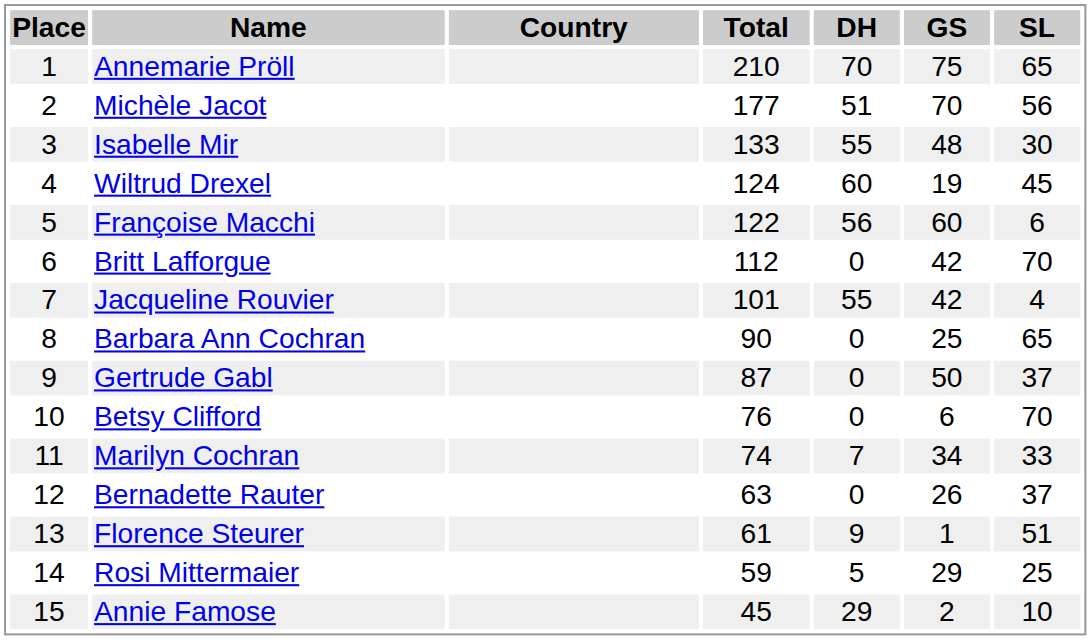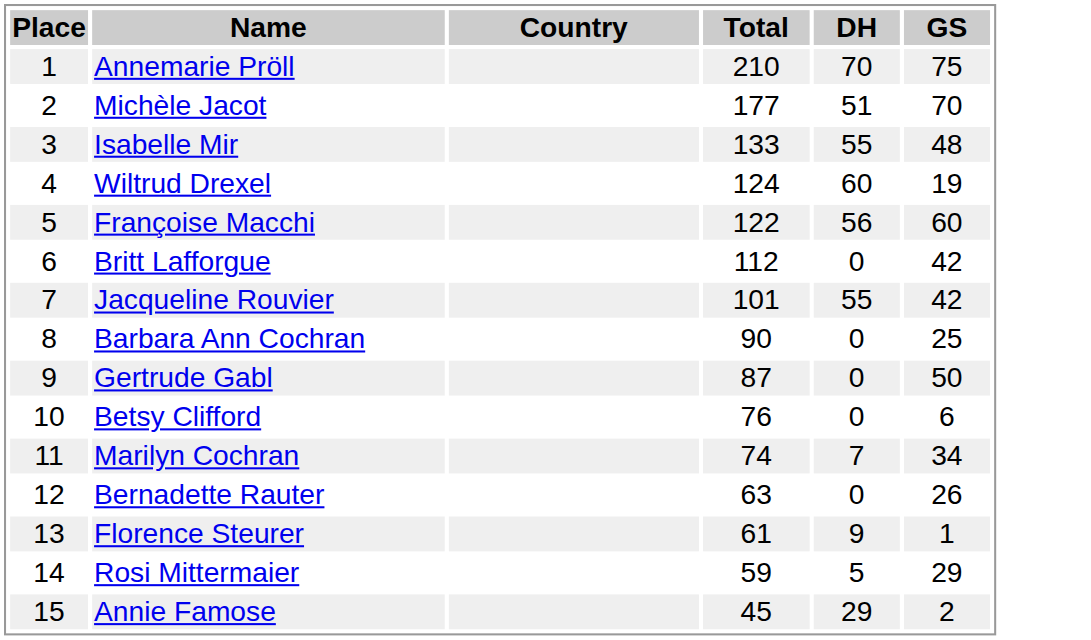- column: (1037, 28)
